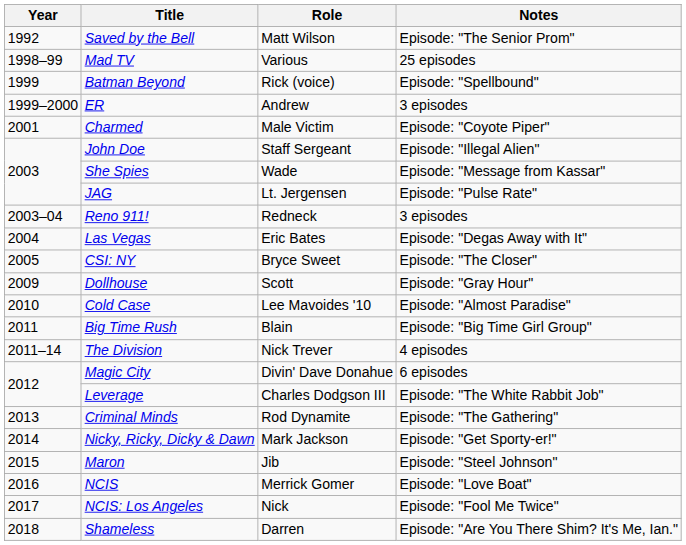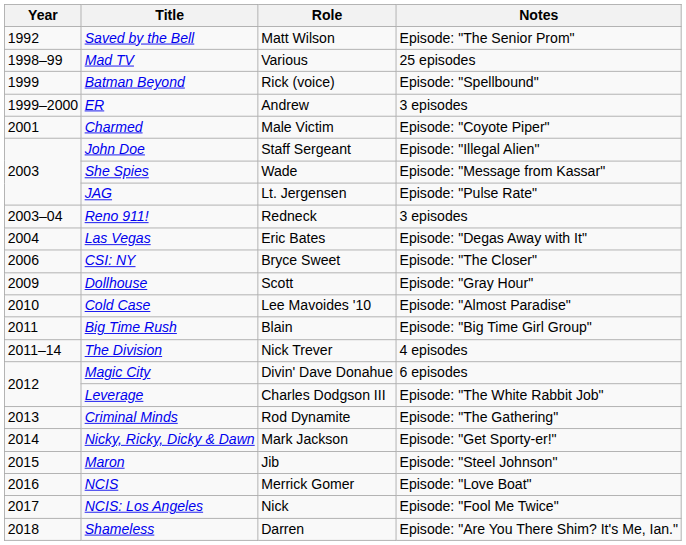(23, 261) 2005 -> (23, 261) 2006
